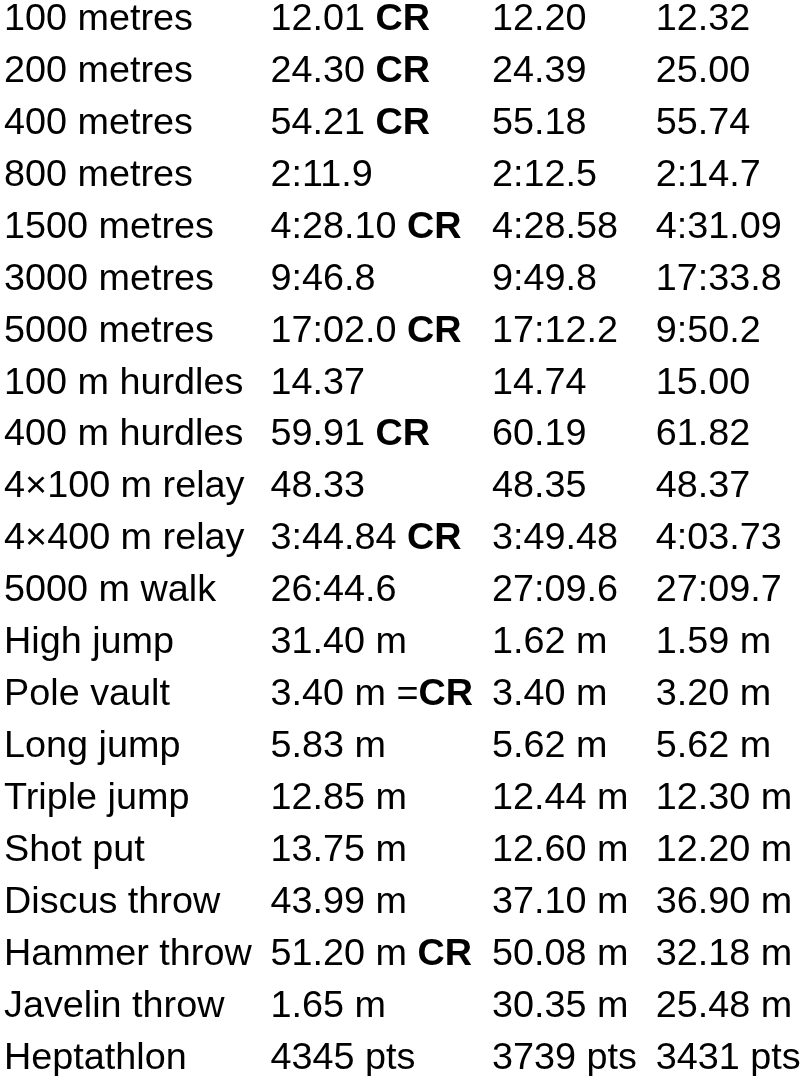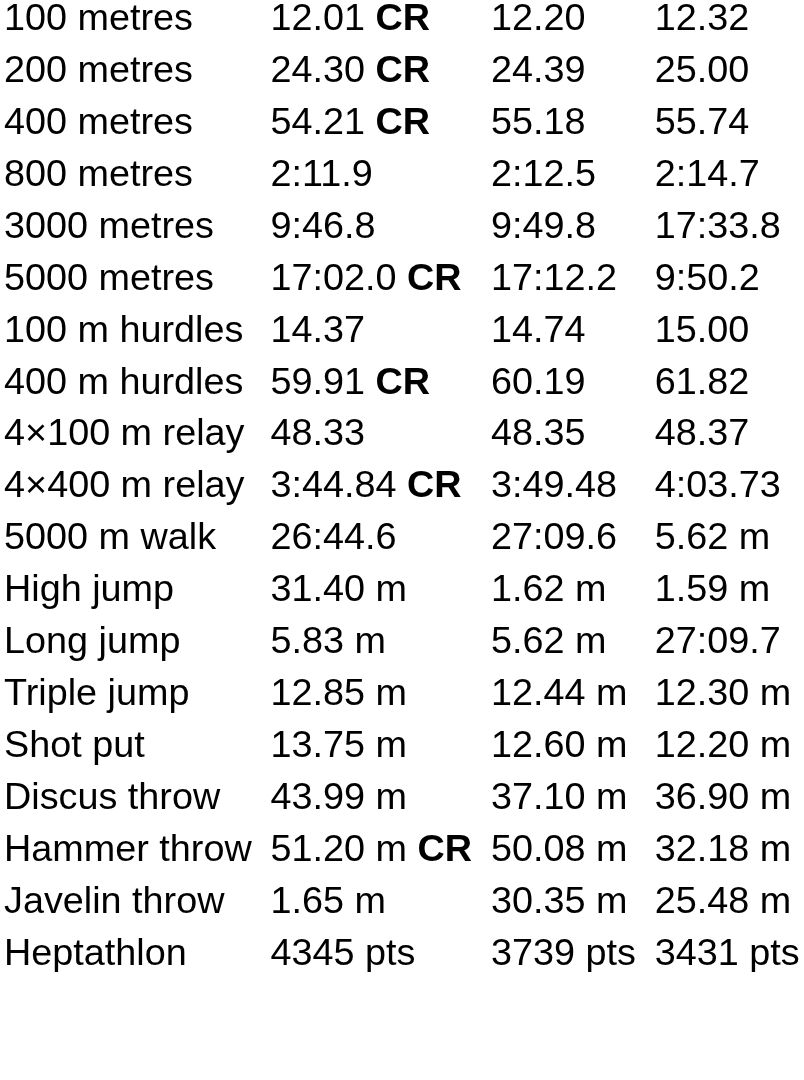- row: (109, 225)
(719, 588) 27:09.7 -> (712, 536) 5.62 m
- row: (87, 692)
(713, 744) 5.62 m -> (718, 640) 27:09.7
